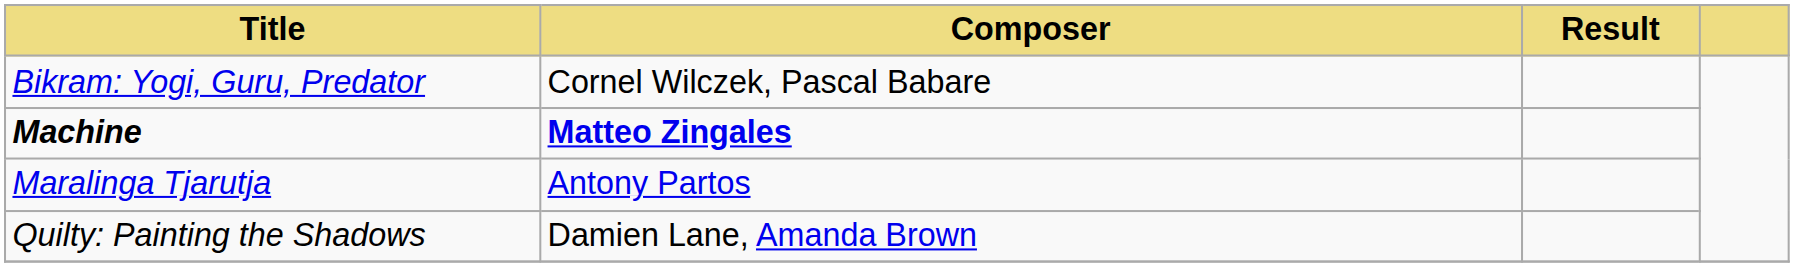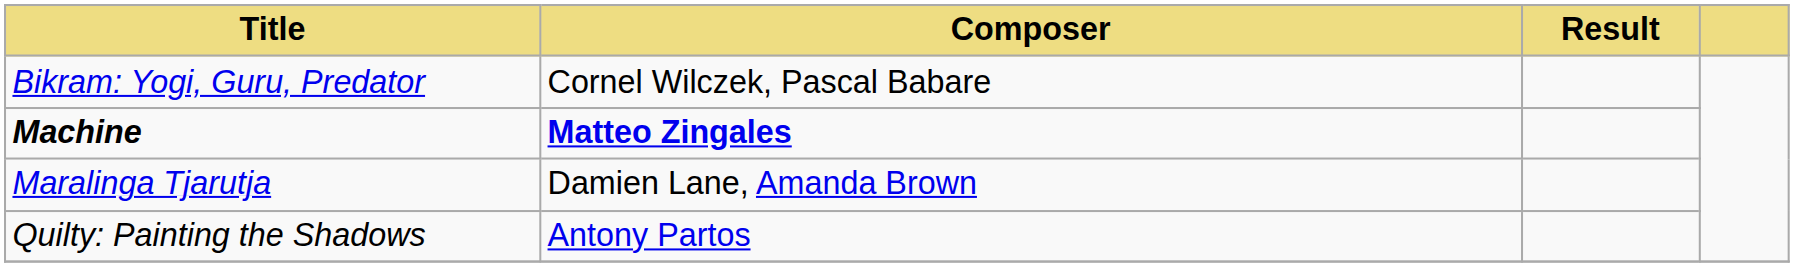(649, 183) Antony Partos -> (762, 183) Damien Lane, Amanda Brown
(762, 235) Damien Lane, Amanda Brown -> (649, 235) Antony Partos
